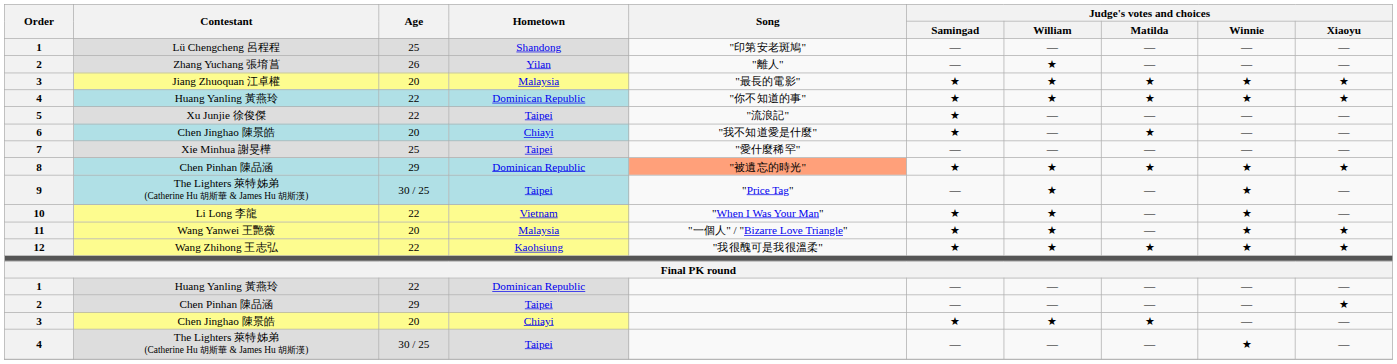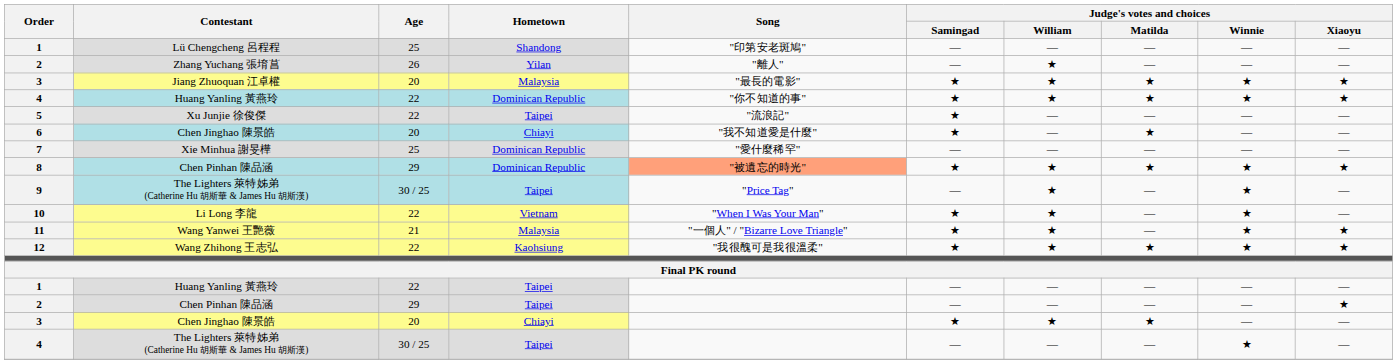(539, 149) Taipei -> (539, 149) Dominican Republic
(414, 230) 20 -> (414, 230) 21
(539, 287) Dominican Republic -> (539, 287) Taipei
